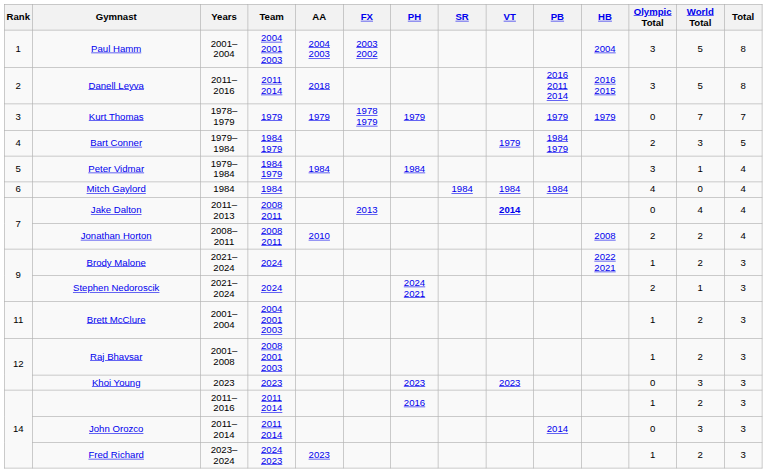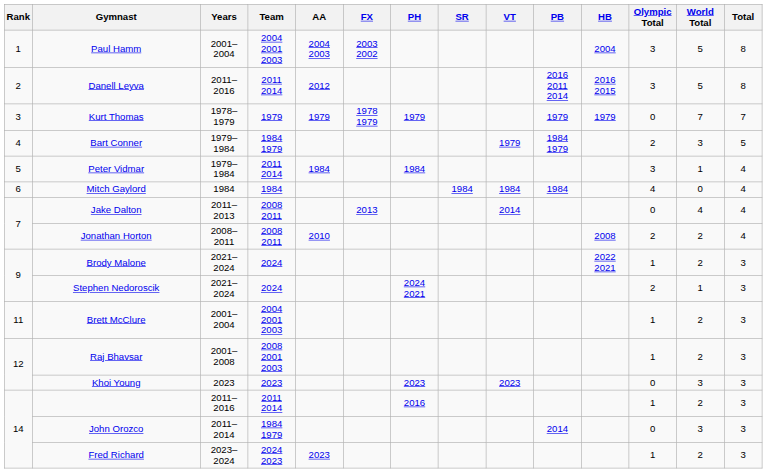(319, 85) 2018 -> (319, 85) 2012
(272, 169) 1984 1979 -> (272, 169) 2011 2014
(510, 210) bold -> (510, 210) normal
(272, 429) 2011 2014 -> (272, 429) 1984 1979
